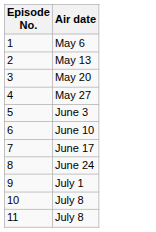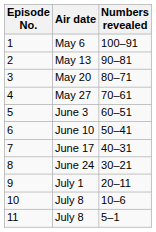+ column: (125, 19)
